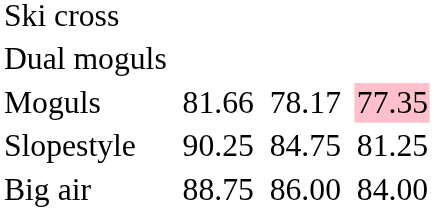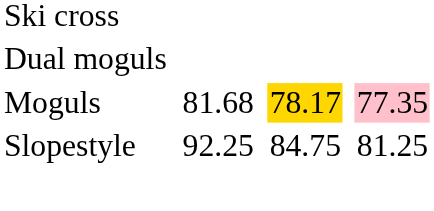(218, 102) 81.66 -> (218, 102) 81.68
(305, 102) no background -> (305, 102) gold background
(218, 145) 90.25 -> (218, 145) 92.25
- row: (47, 189)
